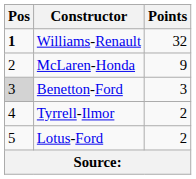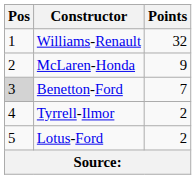(12, 41) bold -> (12, 41) normal
(183, 89) 3 -> (183, 89) 7
